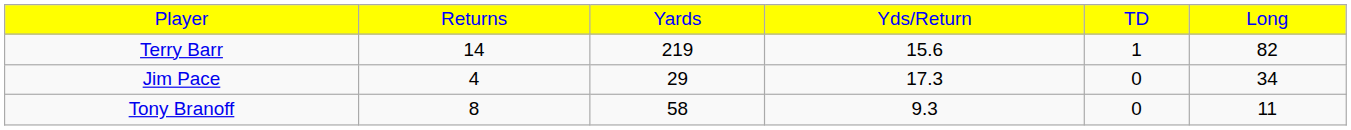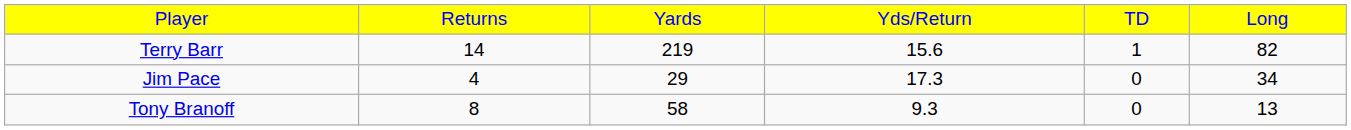(1267, 109) 11 -> (1267, 109) 13
